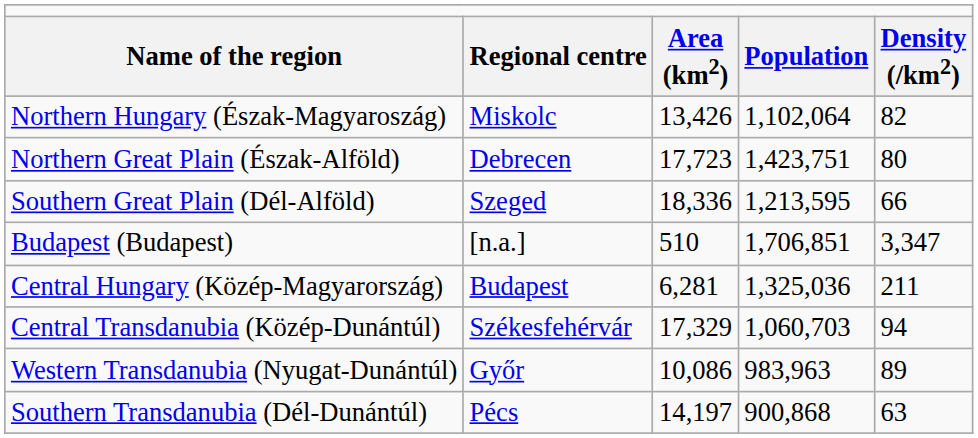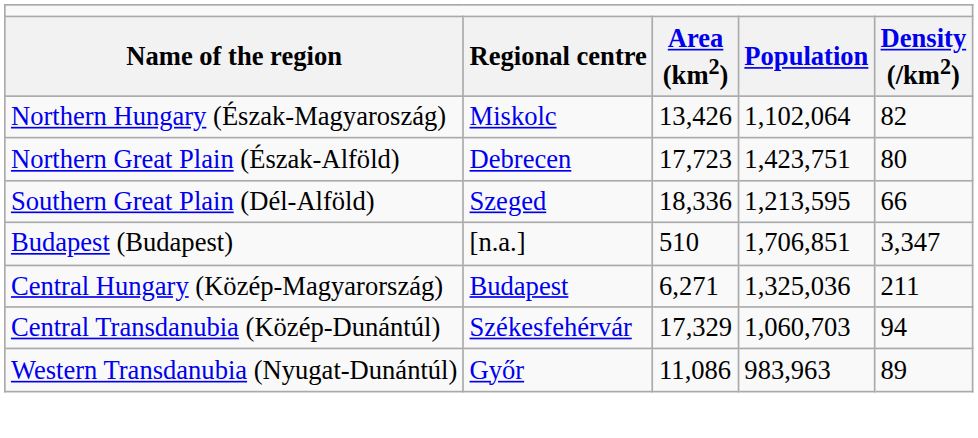(689, 285) 6,281 -> (689, 285) 6,271
(696, 369) 10,086 -> (695, 369) 11,086
- row: (219, 411)
